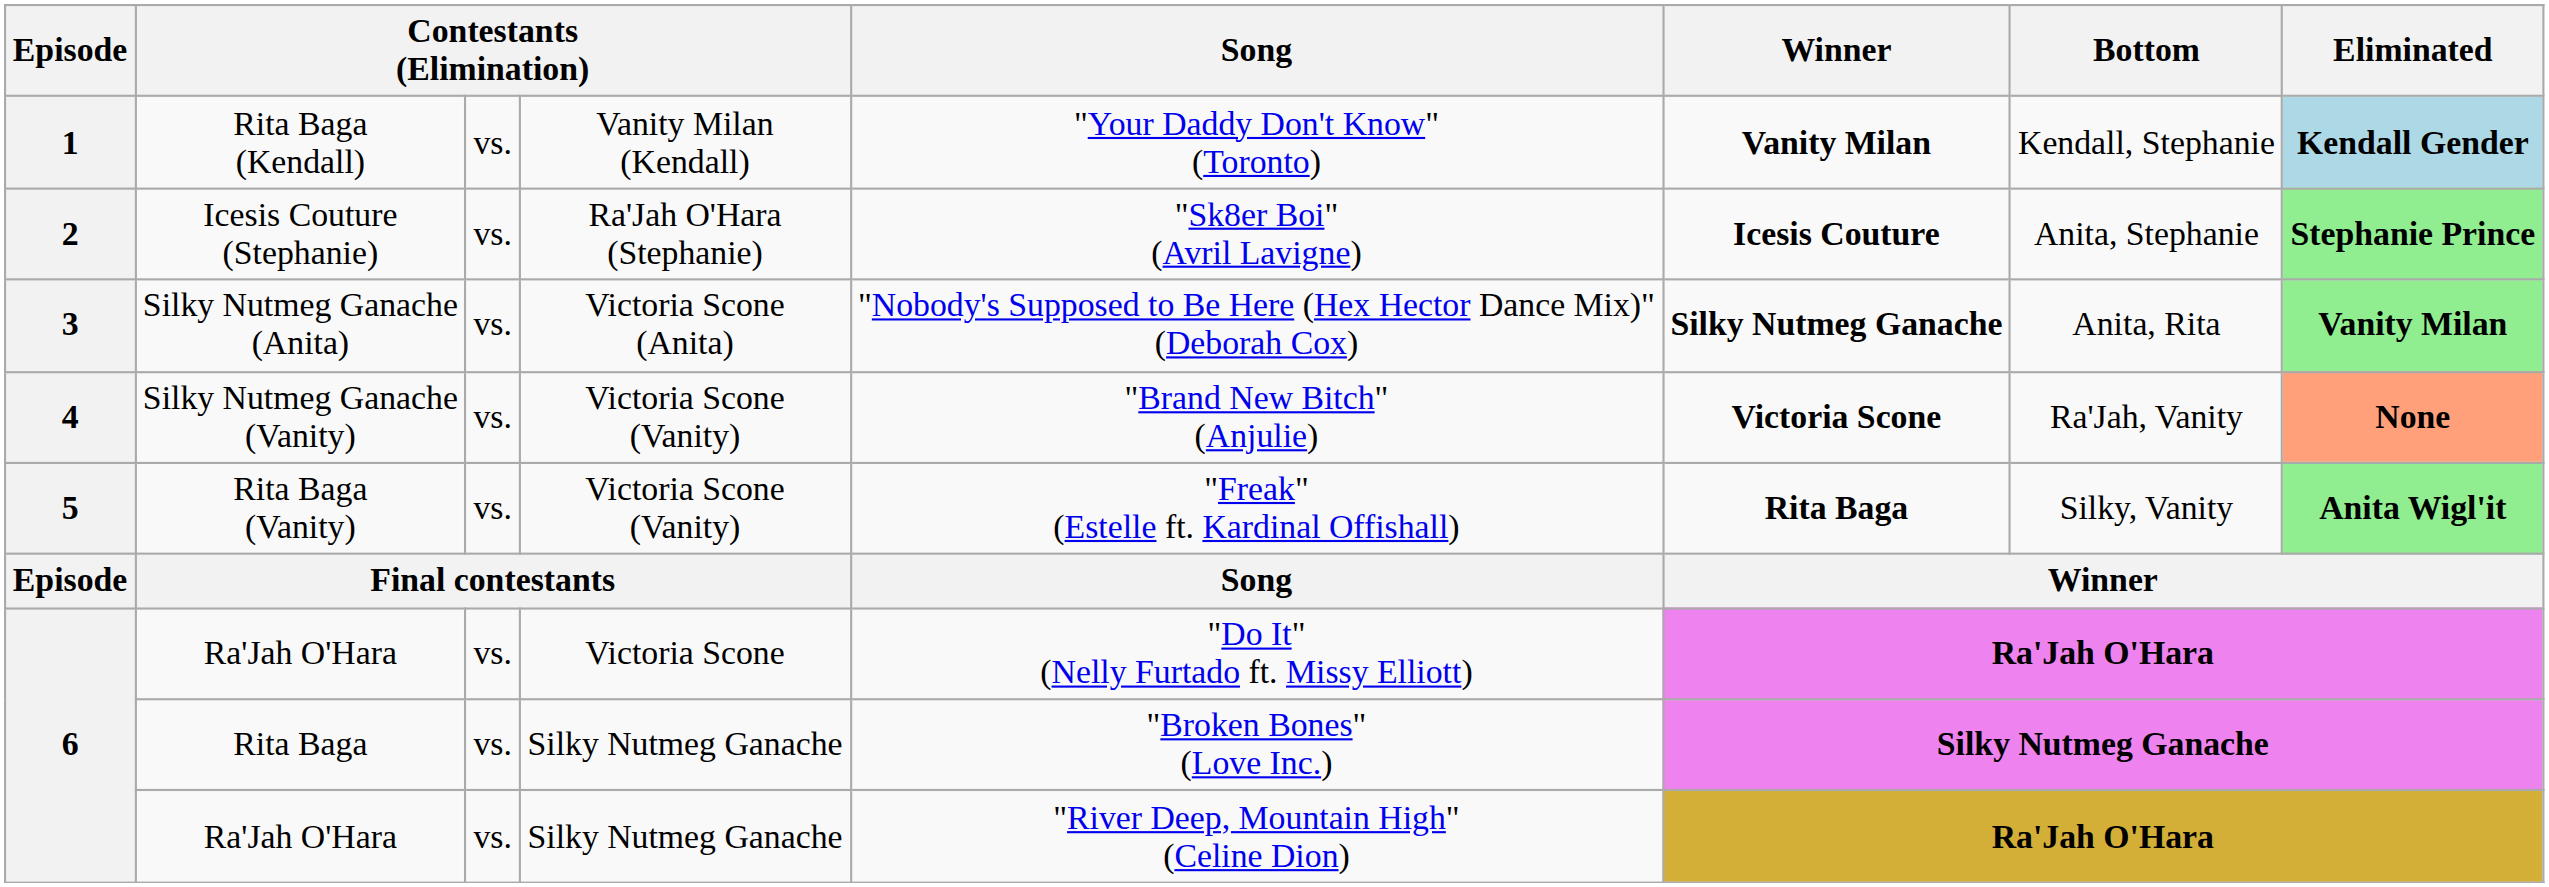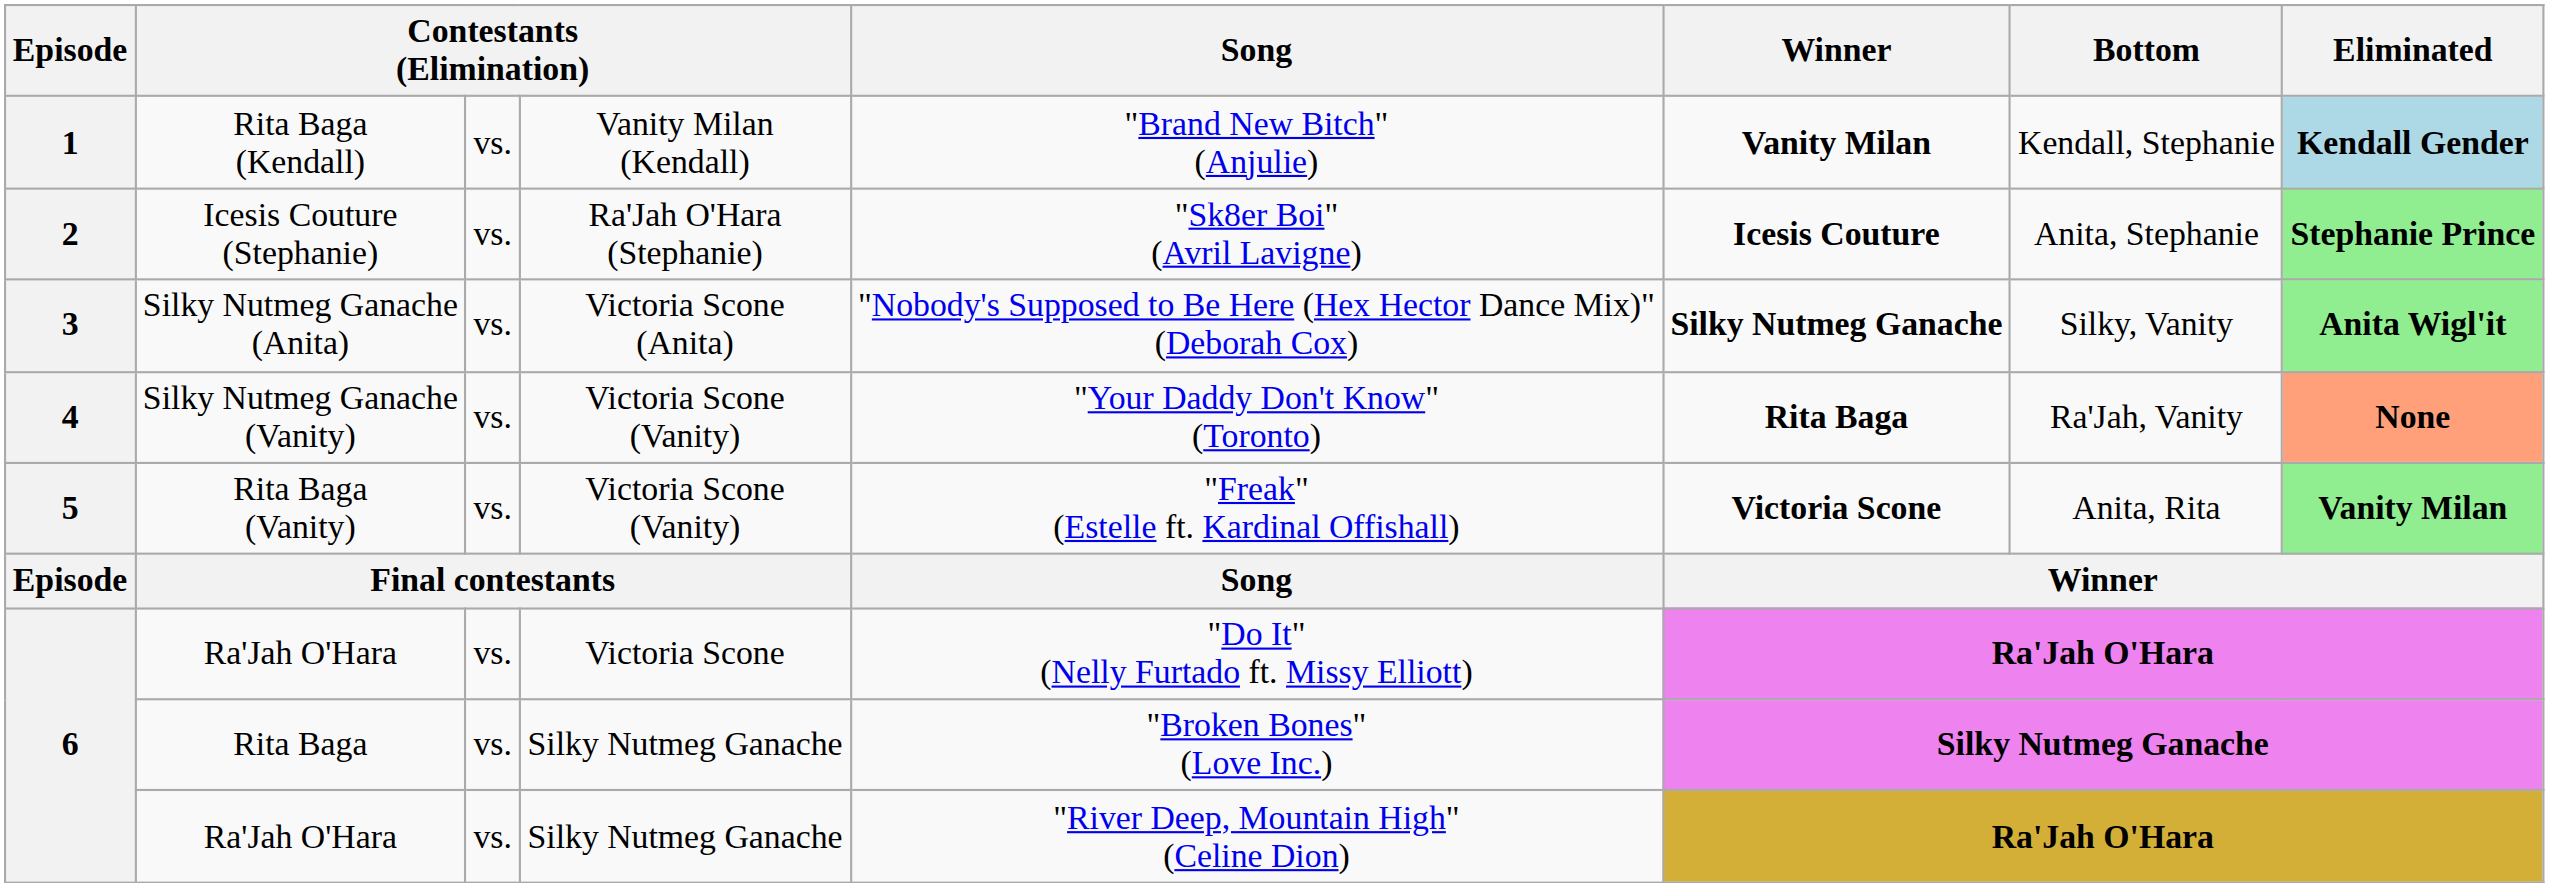(1256, 141) "Your Daddy Don't Know" (Toronto) -> (1256, 141) "Brand New Bitch" (Anjulie)
(2146, 324) Anita, Rita -> (2146, 324) Silky, Vanity
(2413, 324) Vanity Milan -> (2413, 324) Anita Wigl'it
(1256, 416) "Brand New Bitch" (Anjulie) -> (1256, 416) "Your Daddy Don't Know" (Toronto)
(1836, 416) Victoria Scone -> (1836, 416) Rita Baga
(1836, 507) Rita Baga -> (1836, 507) Victoria Scone
(2146, 507) Silky, Vanity -> (2146, 507) Anita, Rita
(2413, 507) Anita Wigl'it -> (2413, 507) Vanity Milan
